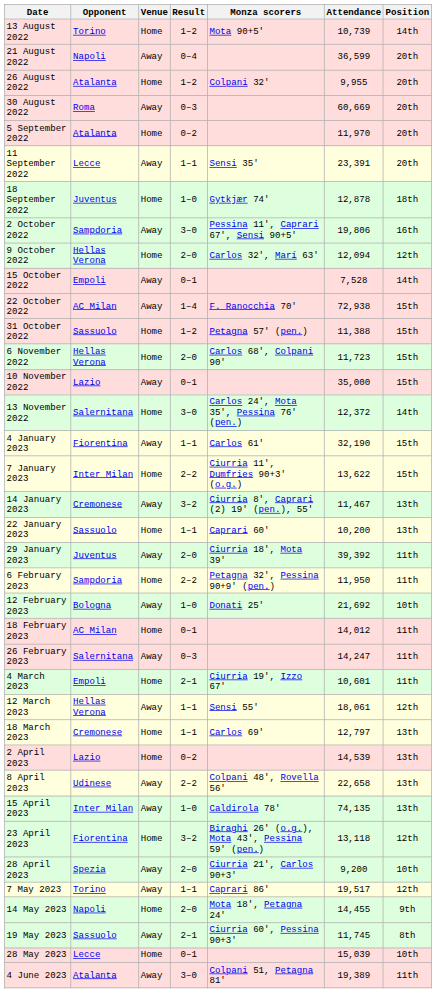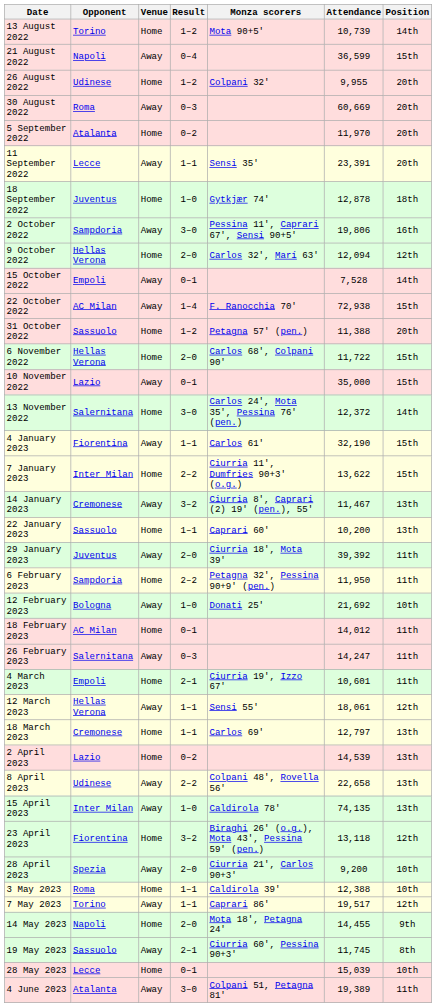(407, 57) 20th -> (407, 57) 15th
(95, 83) Atalanta -> (92, 83) Udinese
(407, 331) 15th -> (407, 331) 20th
(354, 357) 11,723 -> (354, 357) 11,722
+ row: (34, 890)
